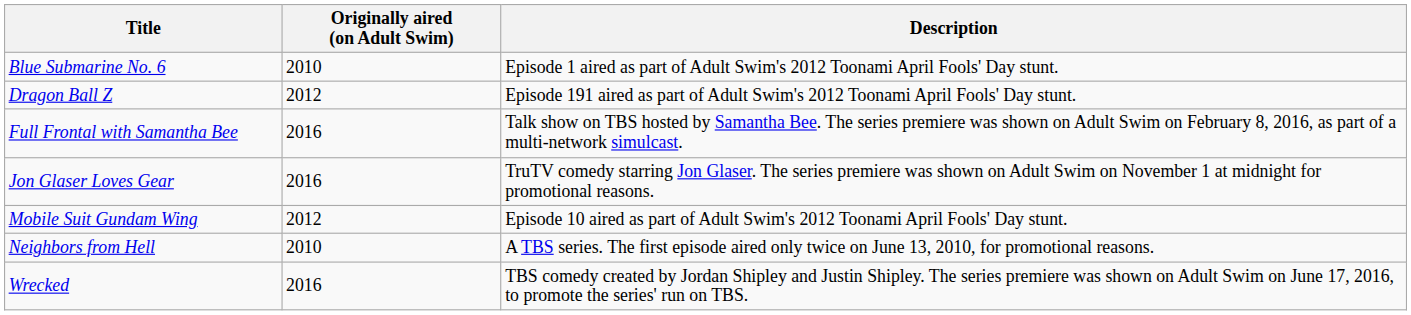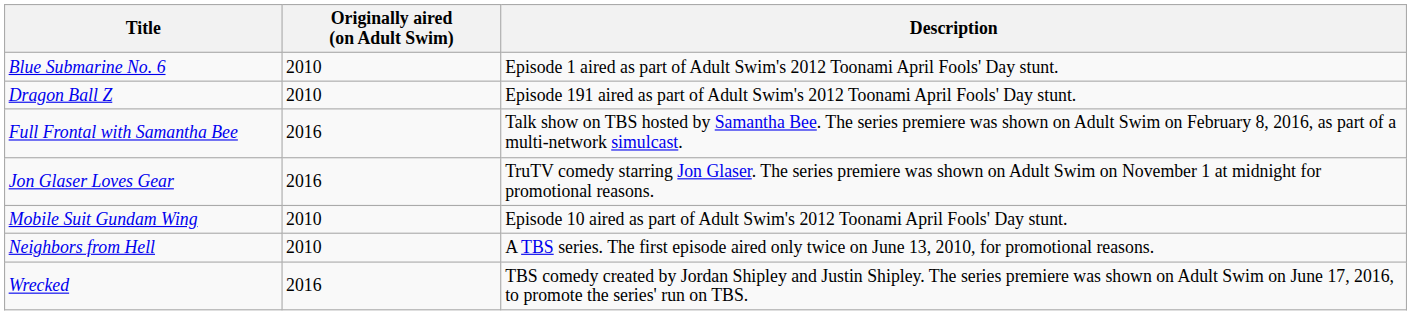(304, 94) 2012 -> (304, 94) 2010
(304, 219) 2012 -> (304, 219) 2010
